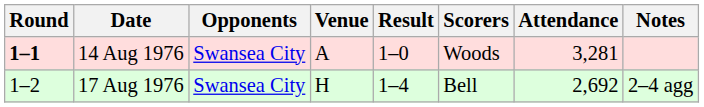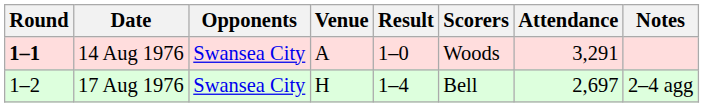(595, 53) 3,281 -> (595, 53) 3,291
(595, 85) 2,692 -> (595, 85) 2,697
